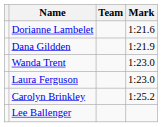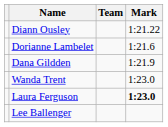+ row: (41, 29)
(141, 79) normal -> (142, 96) bold
- row: (48, 96)
